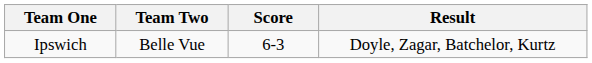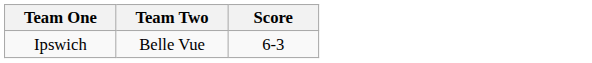- column: (453, 17)
